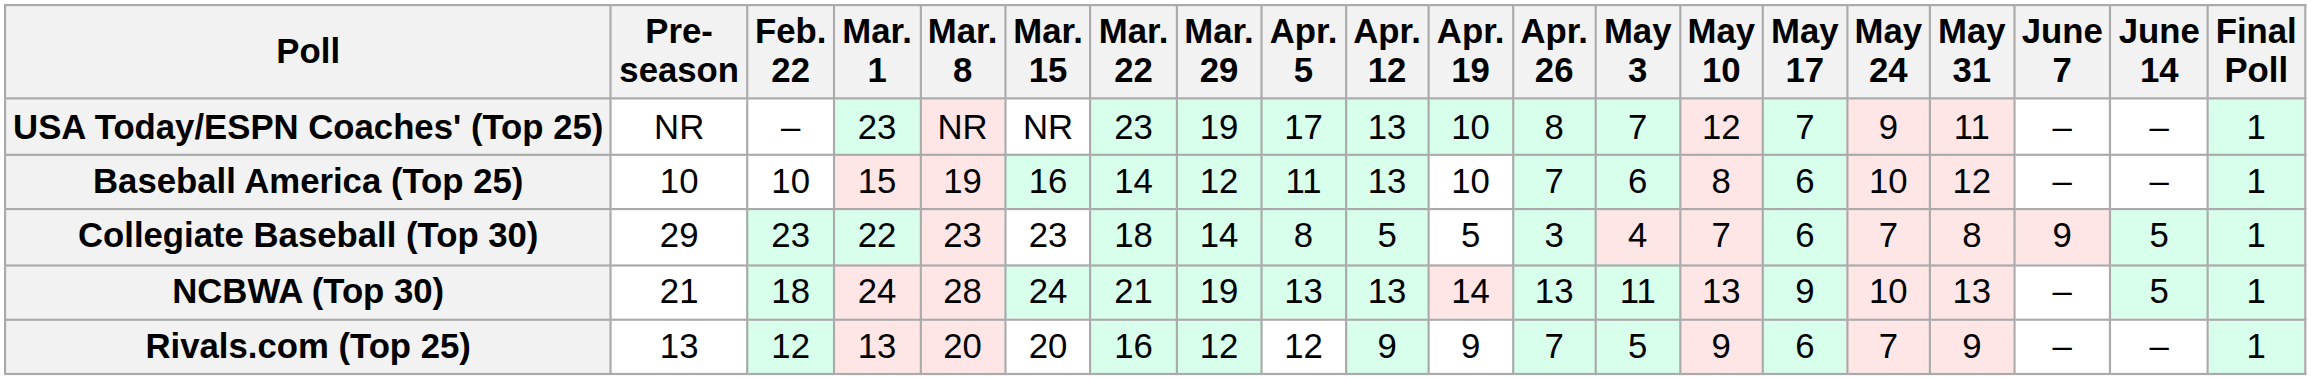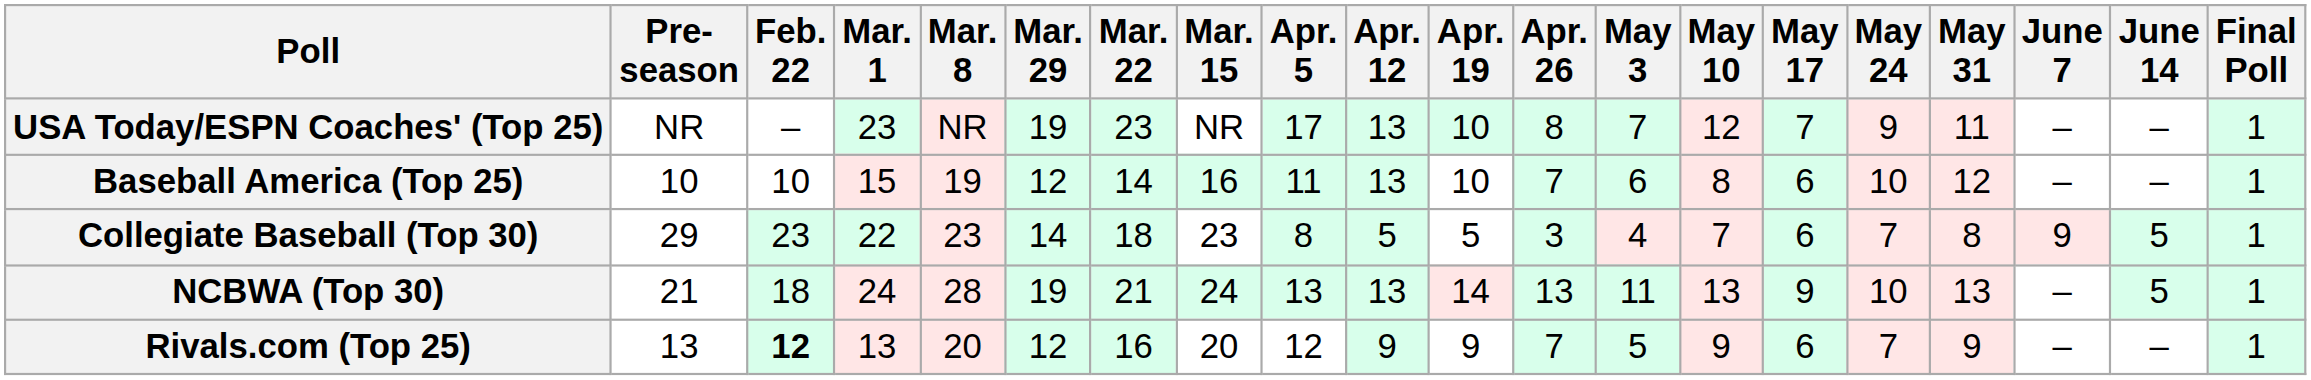columns swapped: (1048, 51) <-> (1219, 51)
(791, 346) normal -> (791, 346) bold
